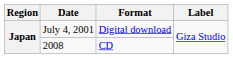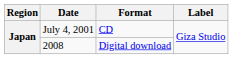(135, 29) Digital download -> (106, 29) CD
(106, 45) CD -> (135, 45) Digital download
